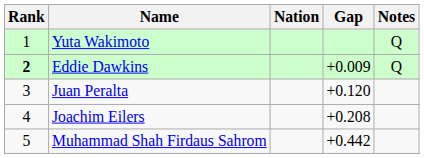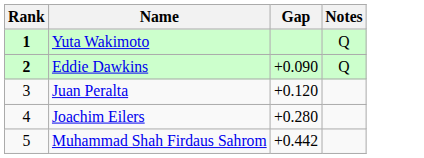- column: (297, 16)
(26, 41) normal -> (26, 41) bold
(348, 66) +0.009 -> (296, 66) +0.090
(348, 116) +0.208 -> (296, 116) +0.280
